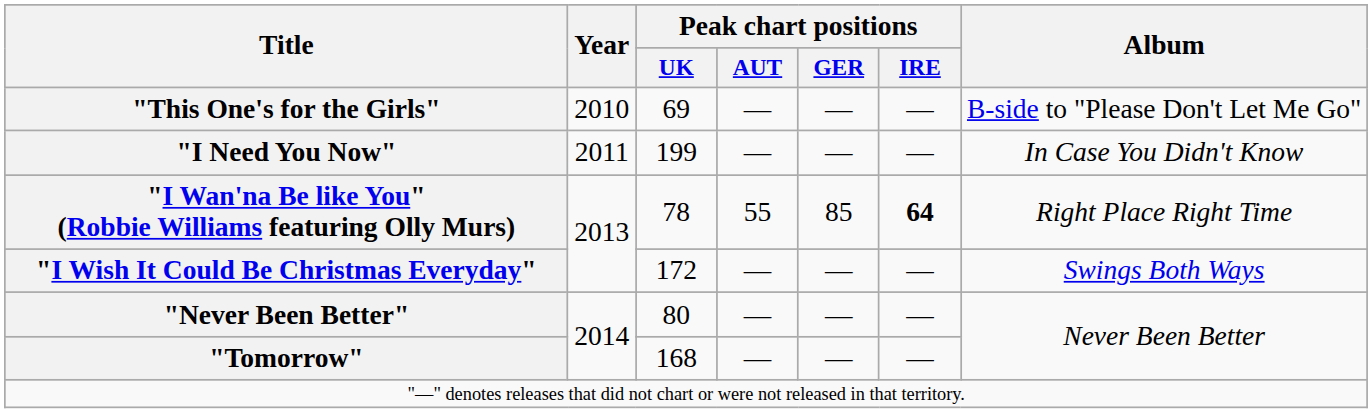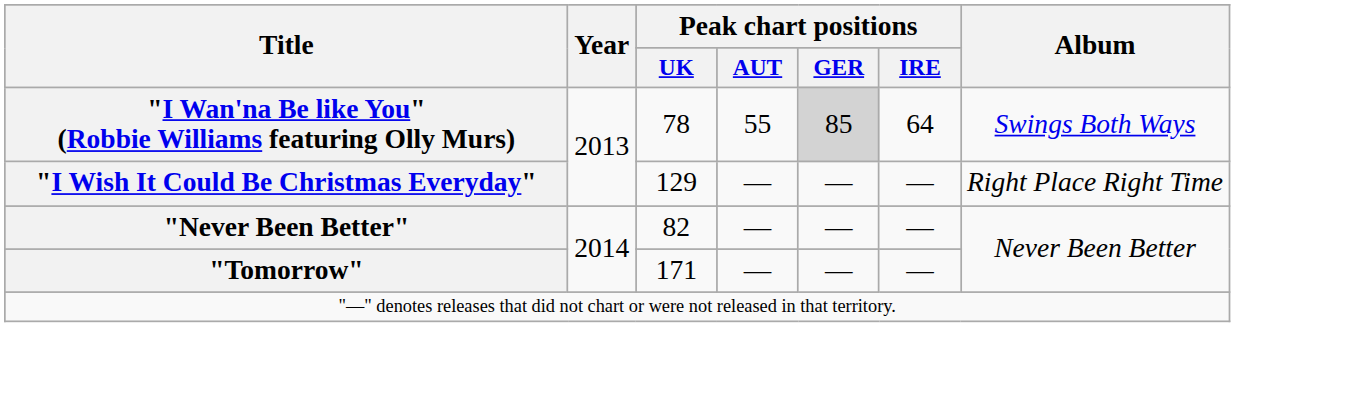- row: (286, 108)
- row: (286, 152)
(839, 211) no background -> (839, 124) lightgrey background
(920, 211) bold -> (920, 124) normal
(1164, 211) Right Place Right Time -> (1095, 124) Swings Both Ways
(676, 270) 172 -> (676, 183) 129
(1164, 270) Swings Both Ways -> (1095, 183) Right Place Right Time
(676, 314) 80 -> (676, 226) 82
(676, 357) 168 -> (676, 270) 171
